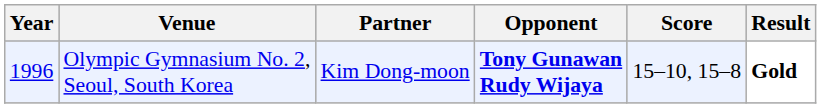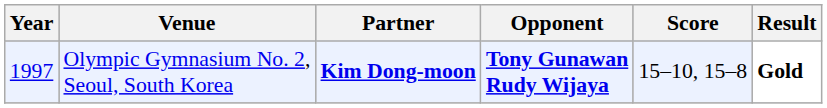(32, 71) 1996 -> (32, 71) 1997
(395, 71) normal -> (398, 71) bold
